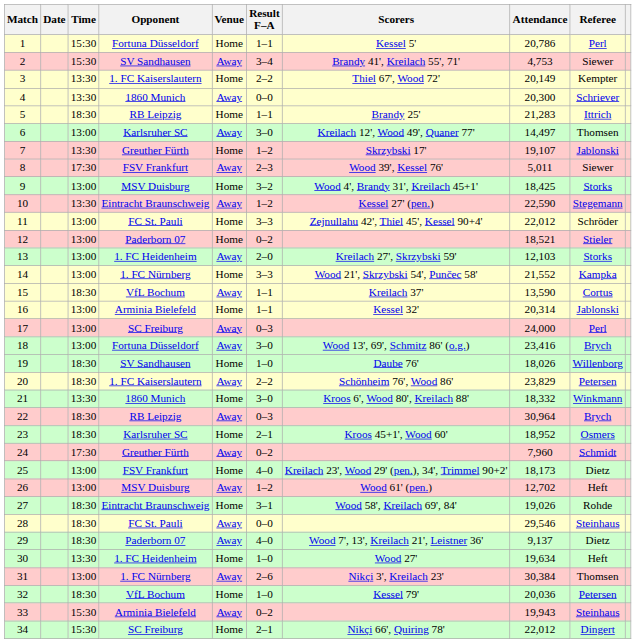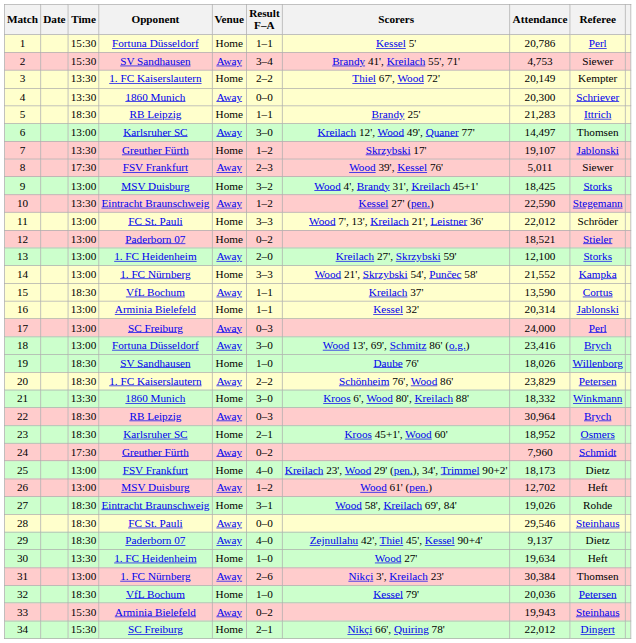(396, 221) Zejnullahu 42', Thiel 45', Kessel 90+4' -> (396, 221) Wood 7', 13', Kreilach 21', Leistner 36'
(540, 256) 12,103 -> (540, 256) 12,100
(396, 541) Wood 7', 13', Kreilach 21', Leistner 36' -> (396, 541) Zejnullahu 42', Thiel 45', Kessel 90+4'
